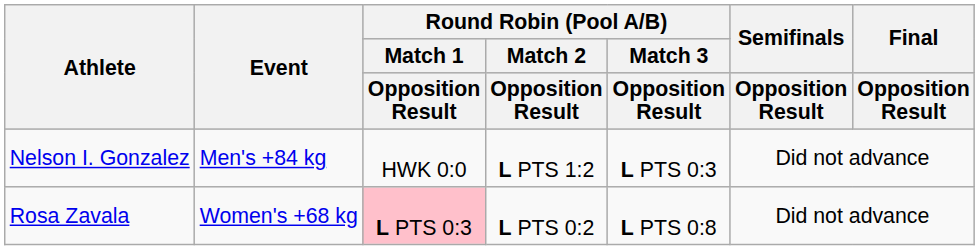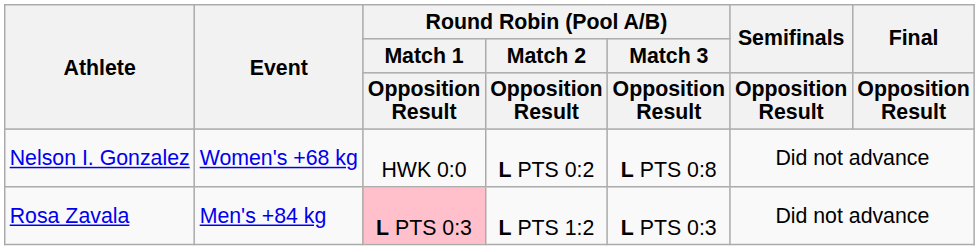(263, 158) Men's +84 kg -> (279, 158) Women's +68 kg
(546, 170) L PTS 1:2 -> (546, 170) L PTS 0:2
(669, 170) L PTS 0:3 -> (669, 170) L PTS 0:8
(279, 216) Women's +68 kg -> (263, 216) Men's +84 kg
(546, 228) L PTS 0:2 -> (546, 228) L PTS 1:2
(669, 228) L PTS 0:8 -> (669, 228) L PTS 0:3
